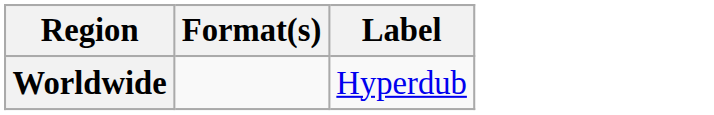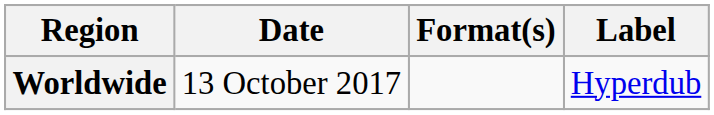+ column: (291, 30)
